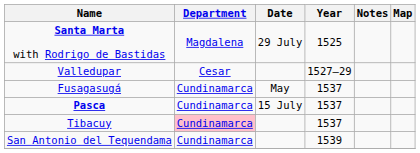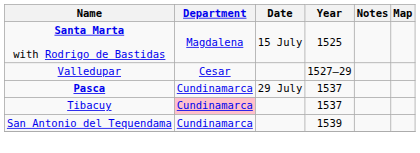(280, 42) 29 July -> (280, 42) 15 July
- row: (89, 89)
(280, 106) 15 July -> (280, 89) 29 July
